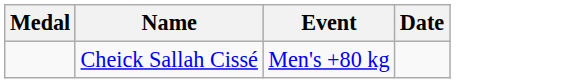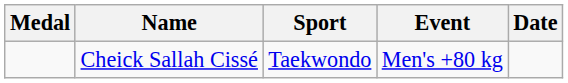+ column: (320, 22)
